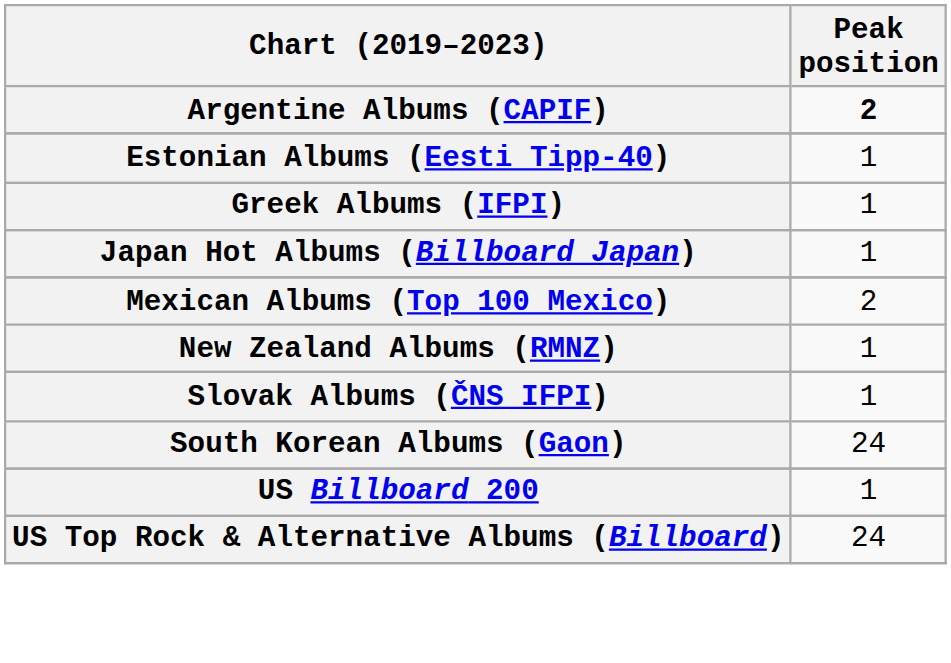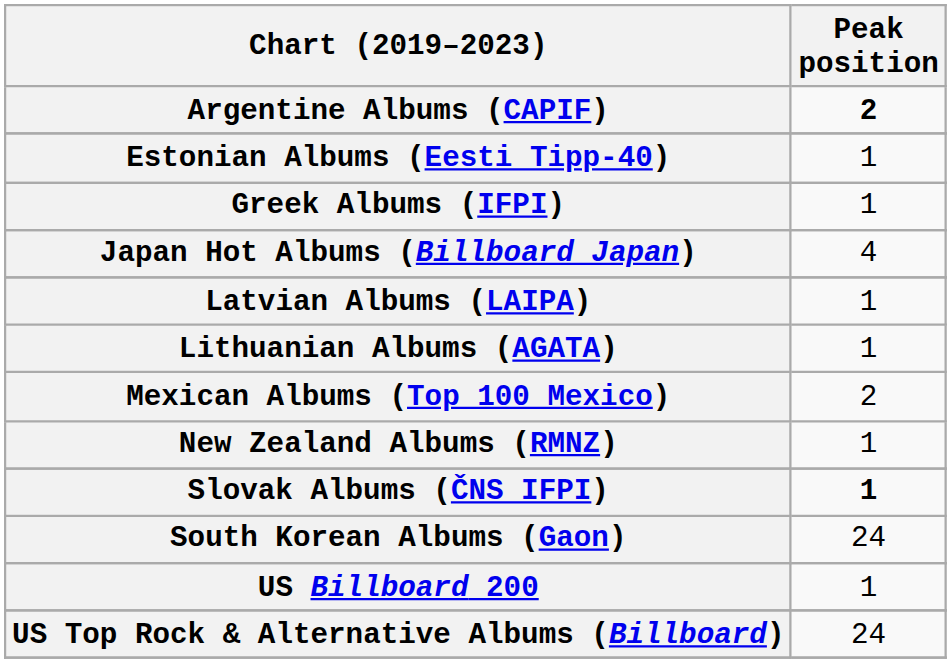(869, 253) 1 -> (869, 253) 4
+ row: (398, 301)
+ row: (398, 349)
(869, 396) normal -> (869, 492) bold
